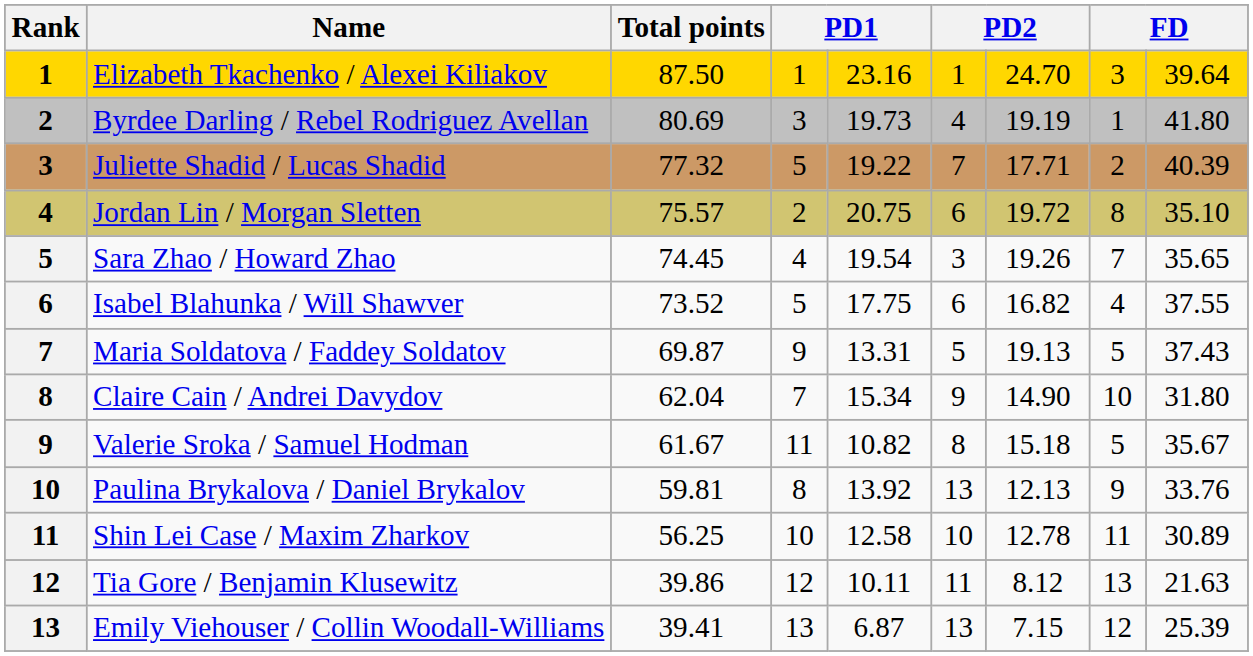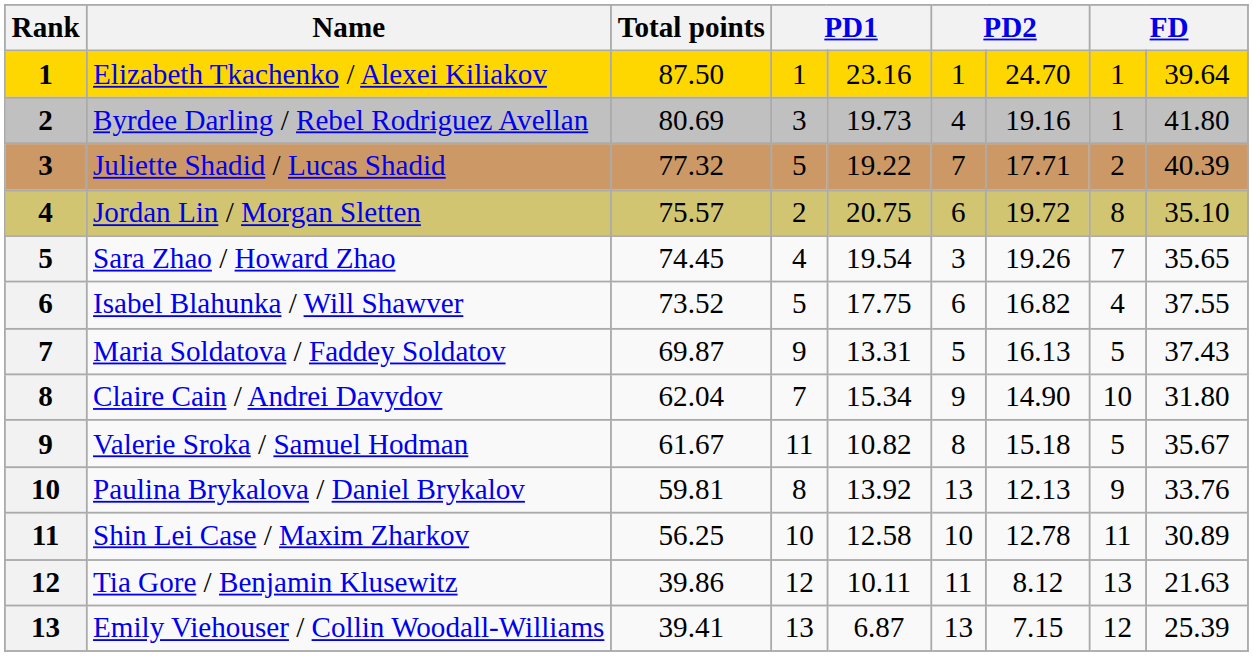(1117, 73) 3 -> (1117, 73) 1
(1038, 119) 19.19 -> (1038, 119) 19.16
(1038, 350) 19.13 -> (1038, 350) 16.13
